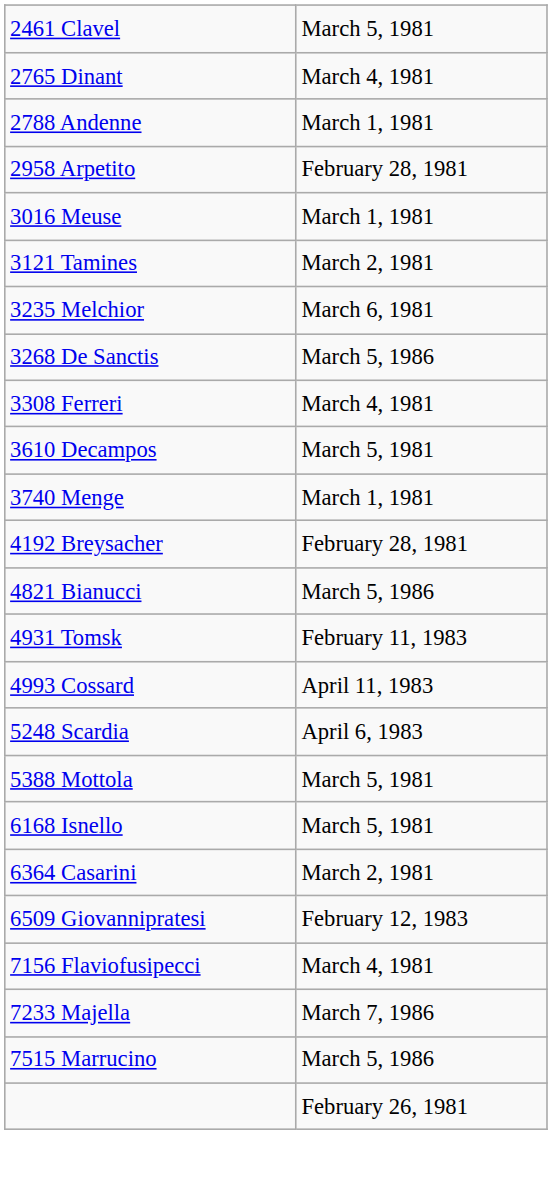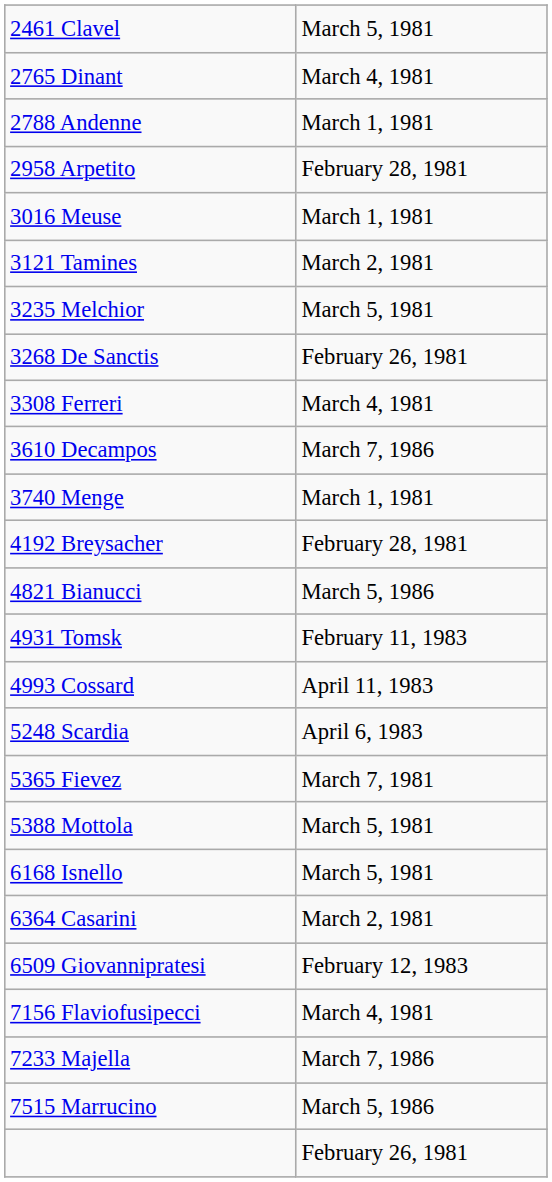(368, 309) March 6, 1981 -> (368, 309) March 5, 1981
(368, 356) March 5, 1986 -> (385, 356) February 26, 1981
(368, 450) March 5, 1981 -> (368, 450) March 7, 1986
+ row: (66, 778)
